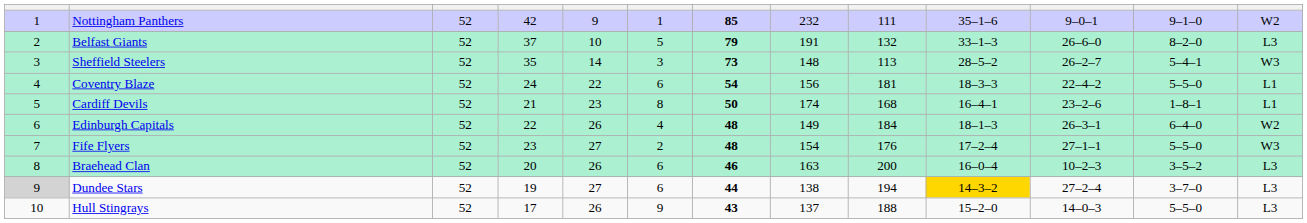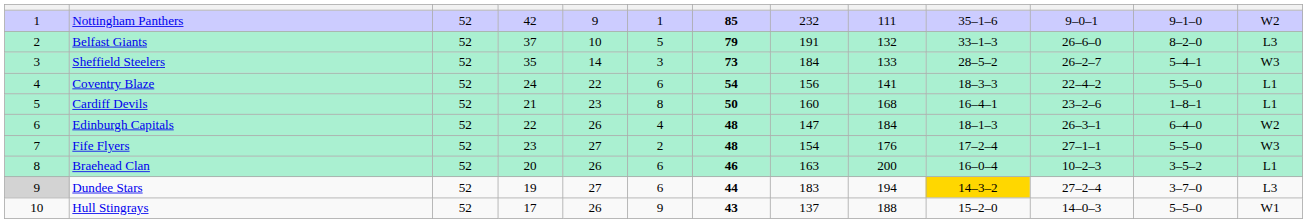(809, 62) 148 -> (809, 62) 184
(887, 62) 113 -> (887, 62) 133
(887, 83) 181 -> (887, 83) 141
(809, 104) 174 -> (809, 104) 160
(809, 124) 149 -> (809, 124) 147
(1270, 166) L3 -> (1270, 166) L1
(809, 187) 138 -> (809, 187) 183
(1270, 208) L3 -> (1270, 208) W1
